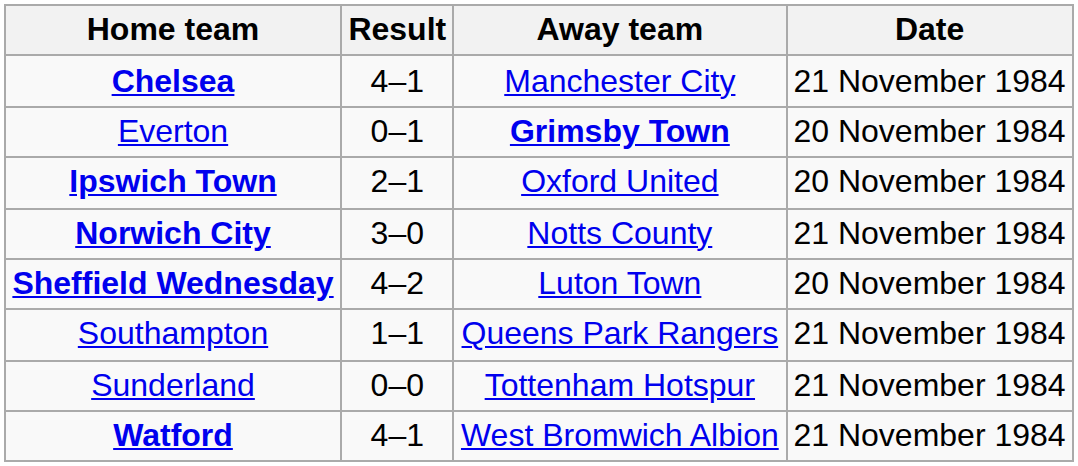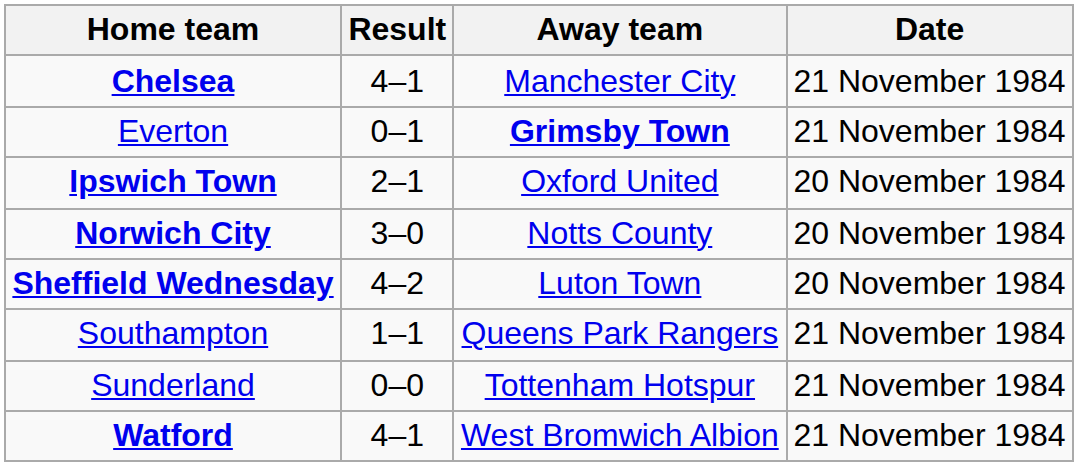(930, 131) 20 November 1984 -> (930, 131) 21 November 1984
(930, 232) 21 November 1984 -> (930, 232) 20 November 1984
